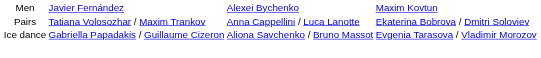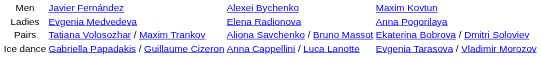+ row: (25, 21)
(293, 21) Anna Cappellini / Luca Lanotte -> (300, 35) Aliona Savchenko / Bruno Massot
(300, 35) Aliona Savchenko / Bruno Massot -> (293, 48) Anna Cappellini / Luca Lanotte
